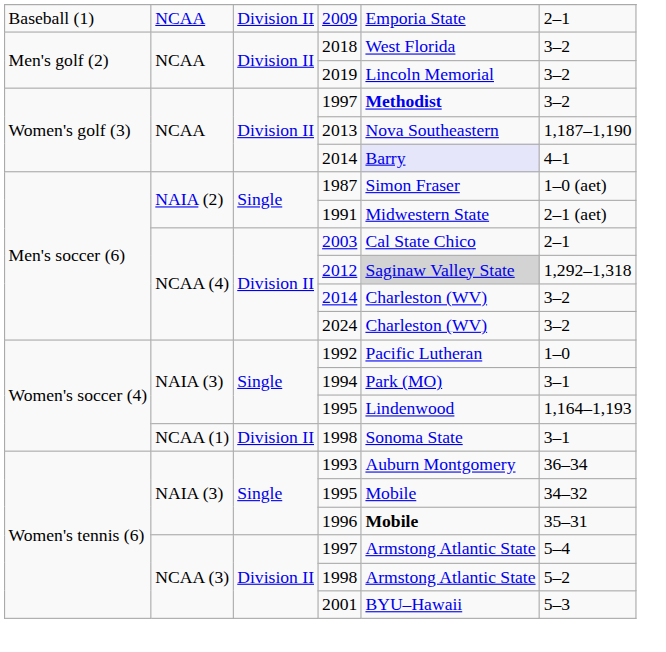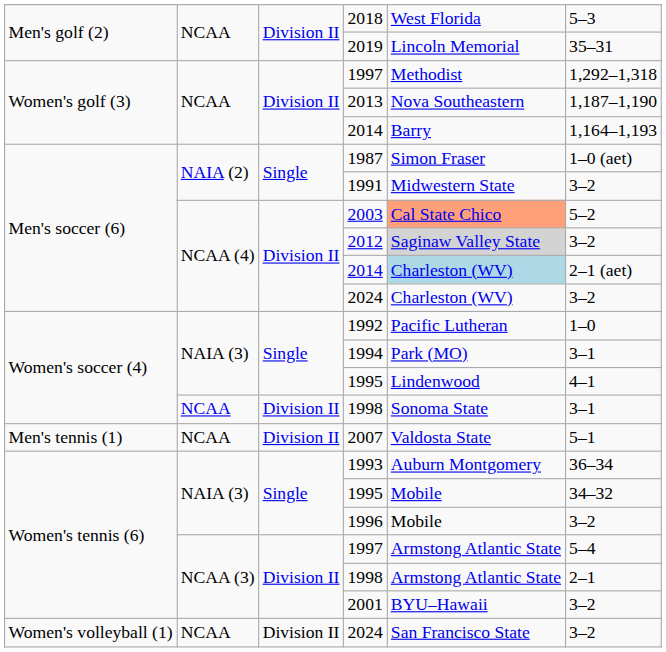- row: (51, 18)
(557, 46) 3–2 -> (582, 18) 5–3
(557, 74) 3–2 -> (591, 46) 35–31
(404, 102) bold -> (427, 74) normal
(557, 102) 3–2 -> (613, 74) 1,292–1,318
(385, 158) lavender background -> (411, 130) no background
(557, 158) 4–1 -> (613, 130) 1,164–1,193
(575, 213) 2–1 (aet) -> (582, 185) 3–2
(421, 241) no background -> (446, 213) lightsalmon background
(557, 241) 2–1 -> (582, 213) 5–2
(588, 269) 1,292–1,318 -> (582, 241) 3–2
(426, 297) no background -> (452, 269) lightblue background
(557, 297) 3–2 -> (601, 269) 2–1 (aet)
(588, 409) 1,164–1,193 -> (582, 381) 4–1
(192, 437) NCAA (1) -> (206, 409) NCAA
+ row: (65, 437)
(392, 520) bold -> (416, 520) normal
(566, 520) 35–31 -> (582, 520) 3–2
(557, 576) 5–2 -> (582, 576) 2–1
(557, 604) 5–3 -> (582, 604) 3–2
+ row: (91, 632)
